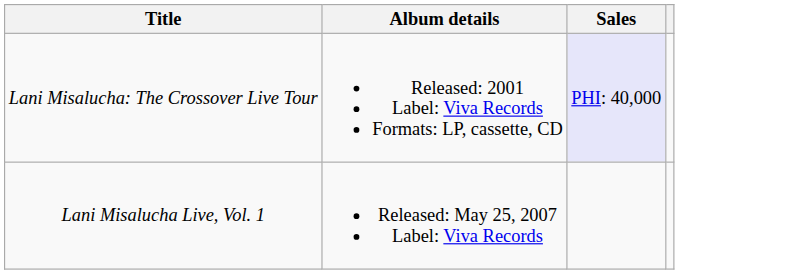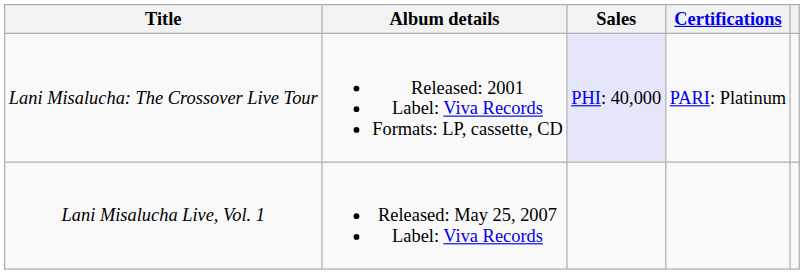+ column: (728, 19)
